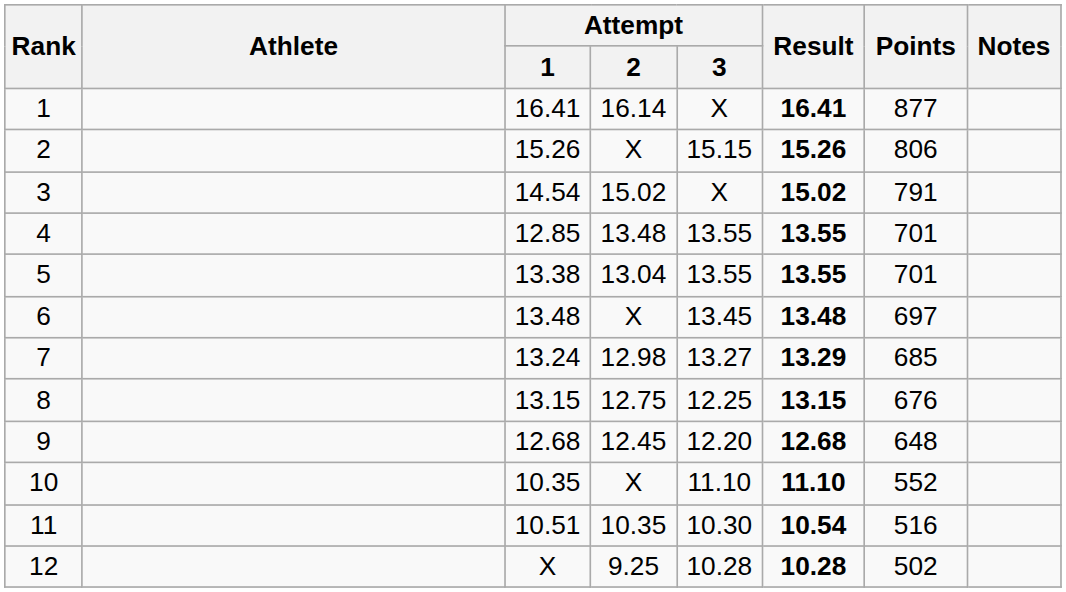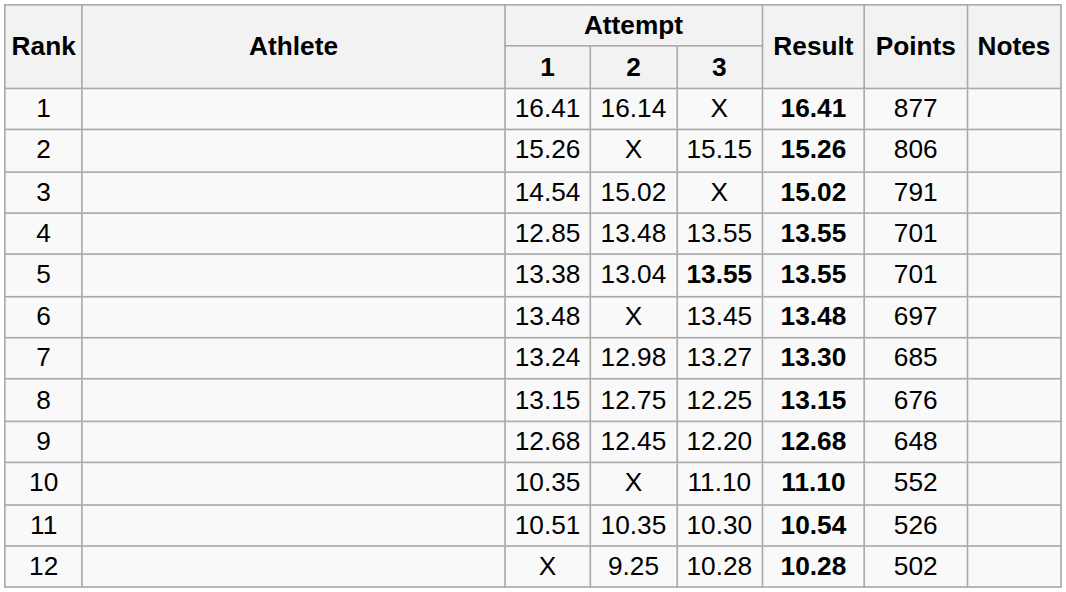(719, 274) normal -> (719, 274) bold
(813, 358) 13.29 -> (813, 358) 13.30
(916, 524) 516 -> (916, 524) 526
